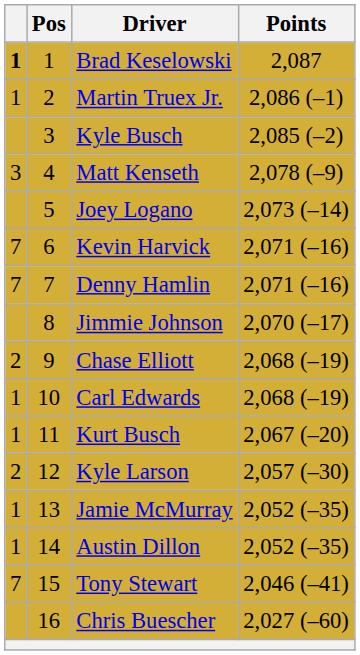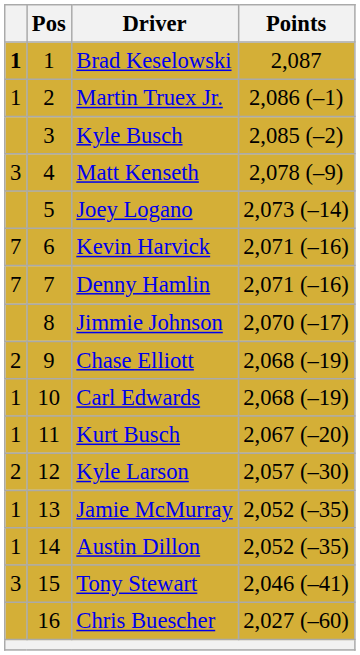(16, 583) 7 -> (16, 583) 3
